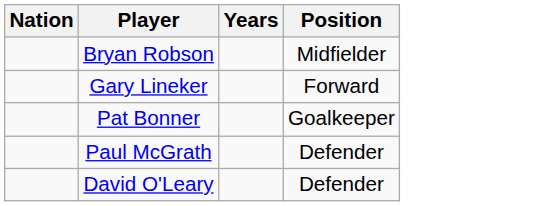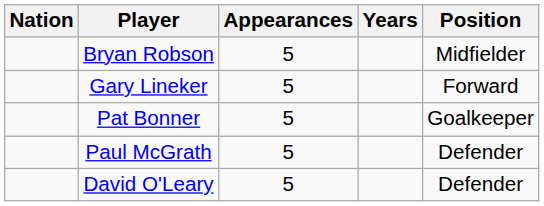+ column: (288, 20)
